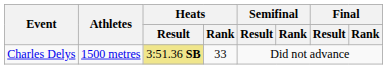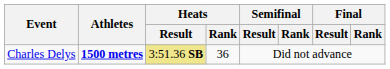(111, 54) normal -> (112, 54) bold
(220, 54) 33 -> (223, 54) 36
